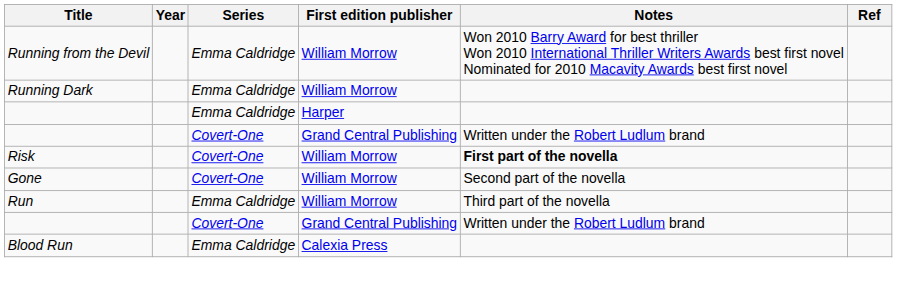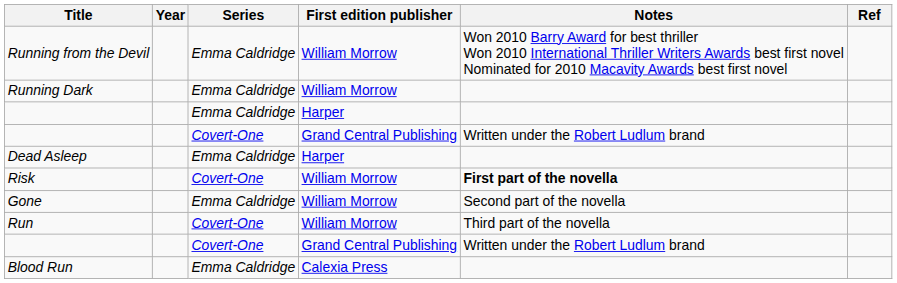+ row: (47, 157)
(227, 179) Covert-One -> (243, 201) Emma Caldridge
(243, 201) Emma Caldridge -> (227, 223) Covert-One
